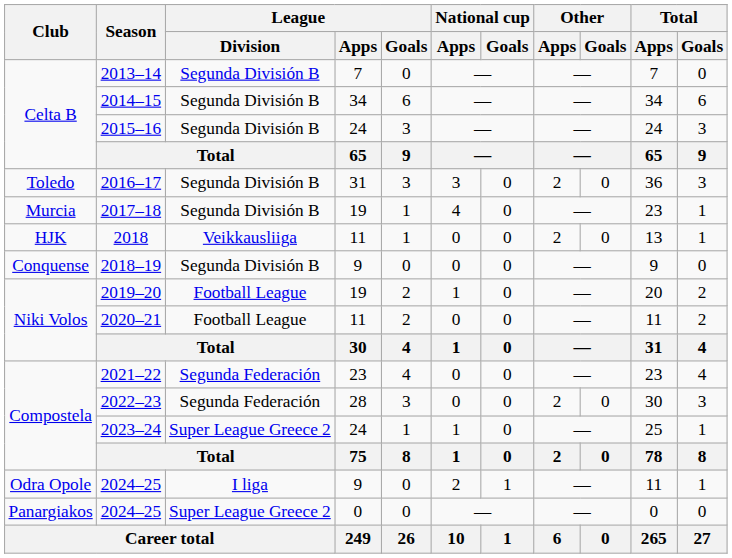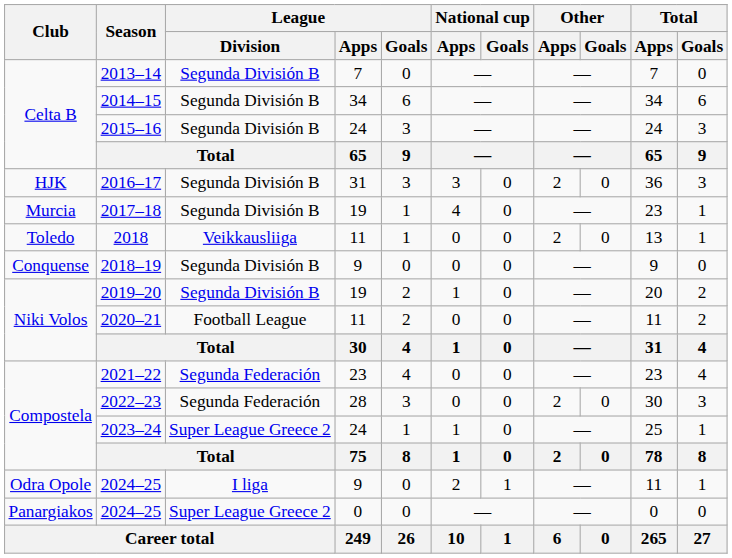(51, 182) Toledo -> (51, 182) HJK
(51, 237) HJK -> (51, 237) Toledo
(250, 292) Football League -> (250, 292) Segunda División B
